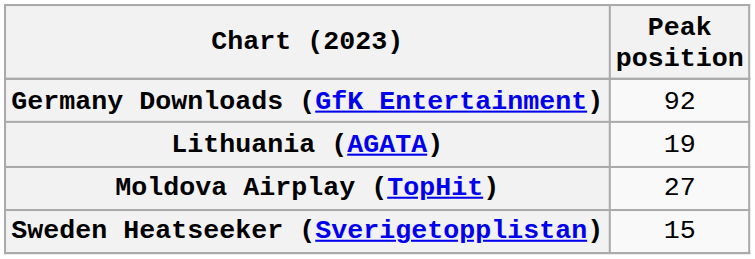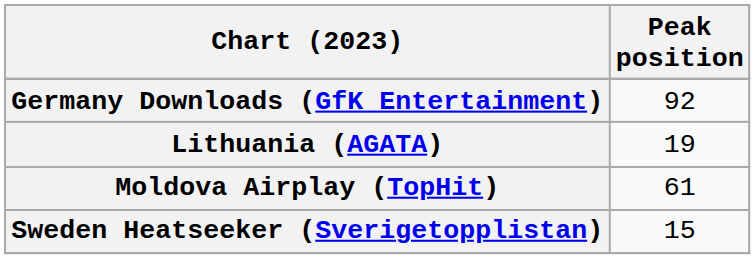(680, 188) 27 -> (680, 188) 61
